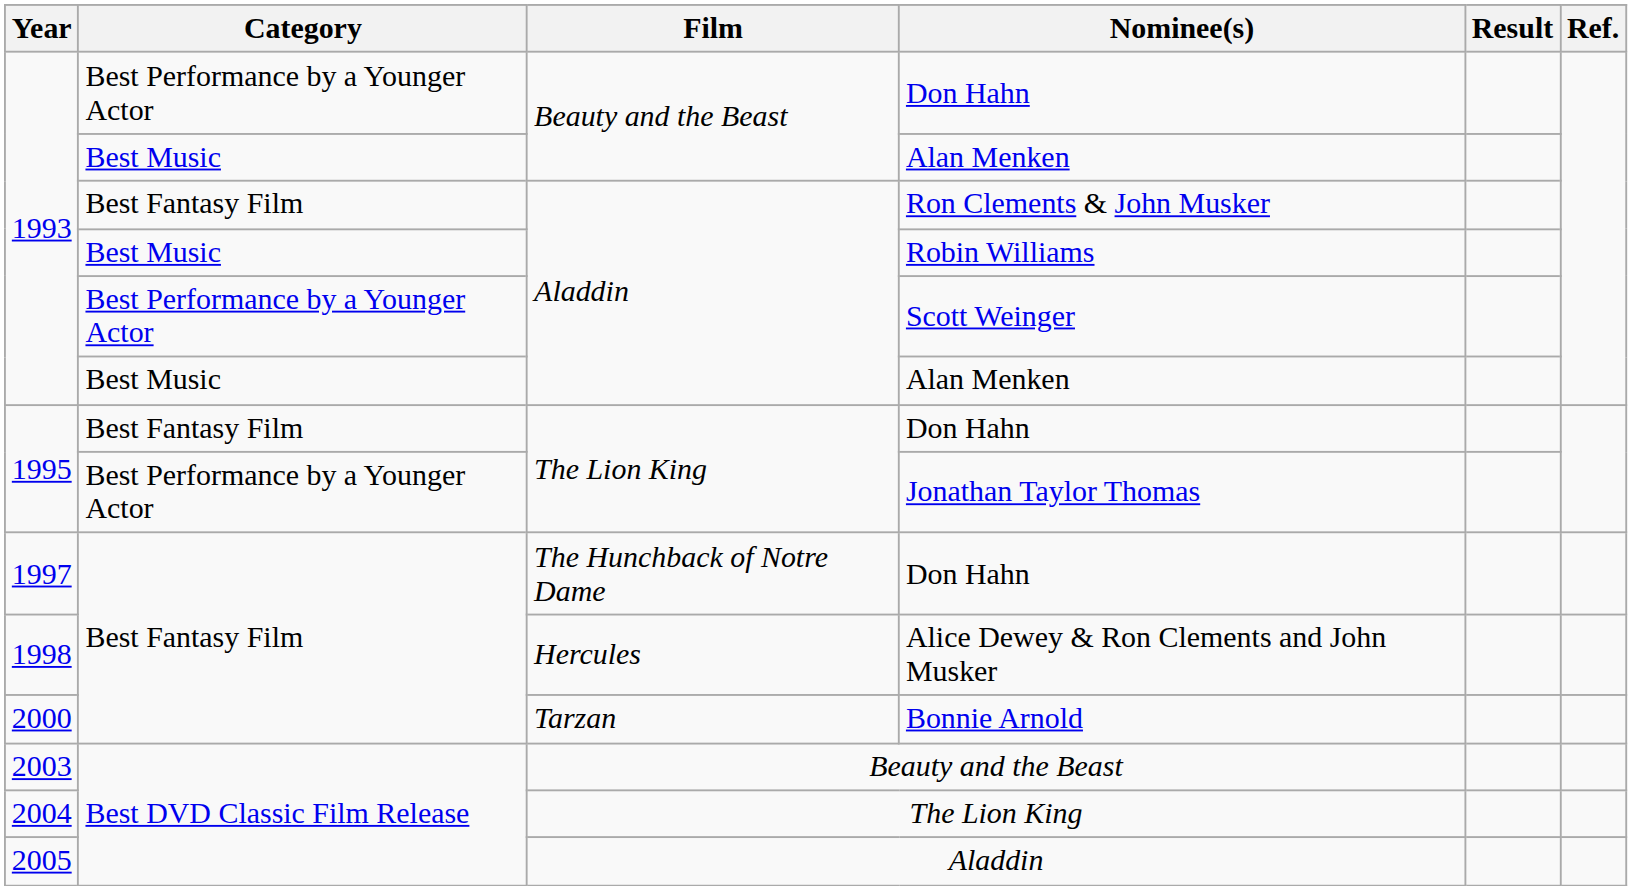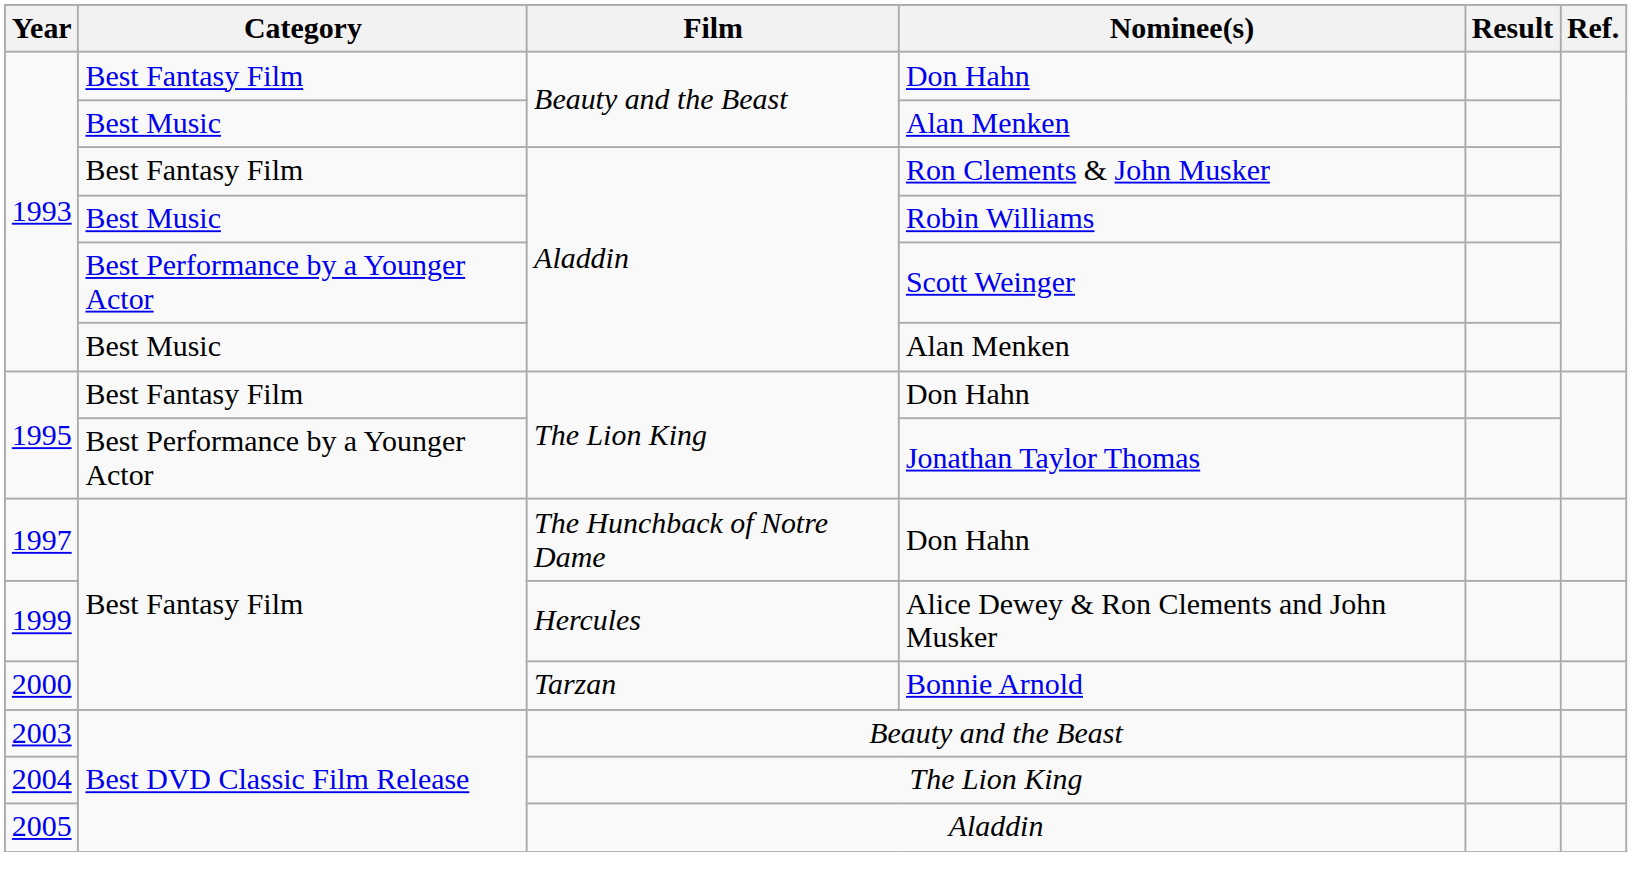(275, 92) Best Performance by a Younger Actor -> (194, 75) Best Fantasy Film
(42, 654) 1998 -> (42, 620) 1999
